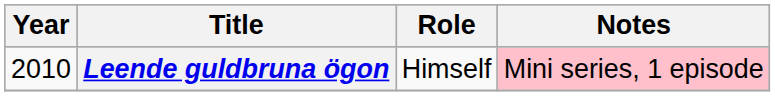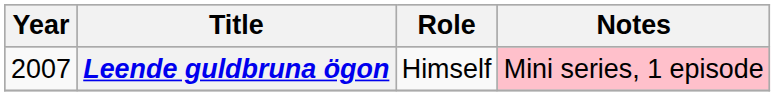(41, 68) 2010 -> (41, 68) 2007
